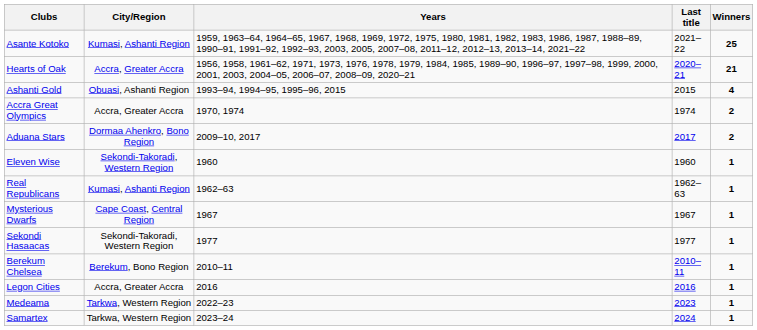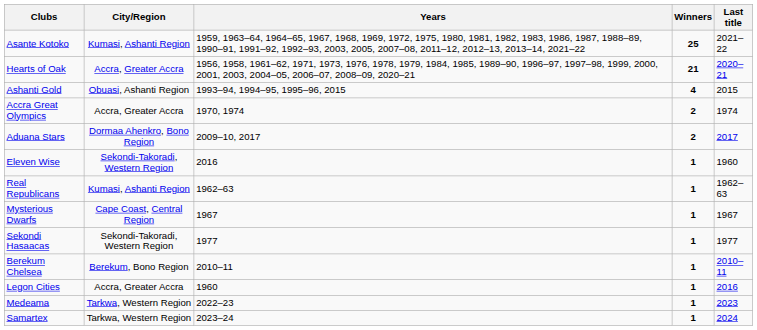columns swapped: (731, 17) <-> (691, 17)
(207, 162) 1960 -> (207, 162) 2016
(207, 287) 2016 -> (207, 287) 1960
